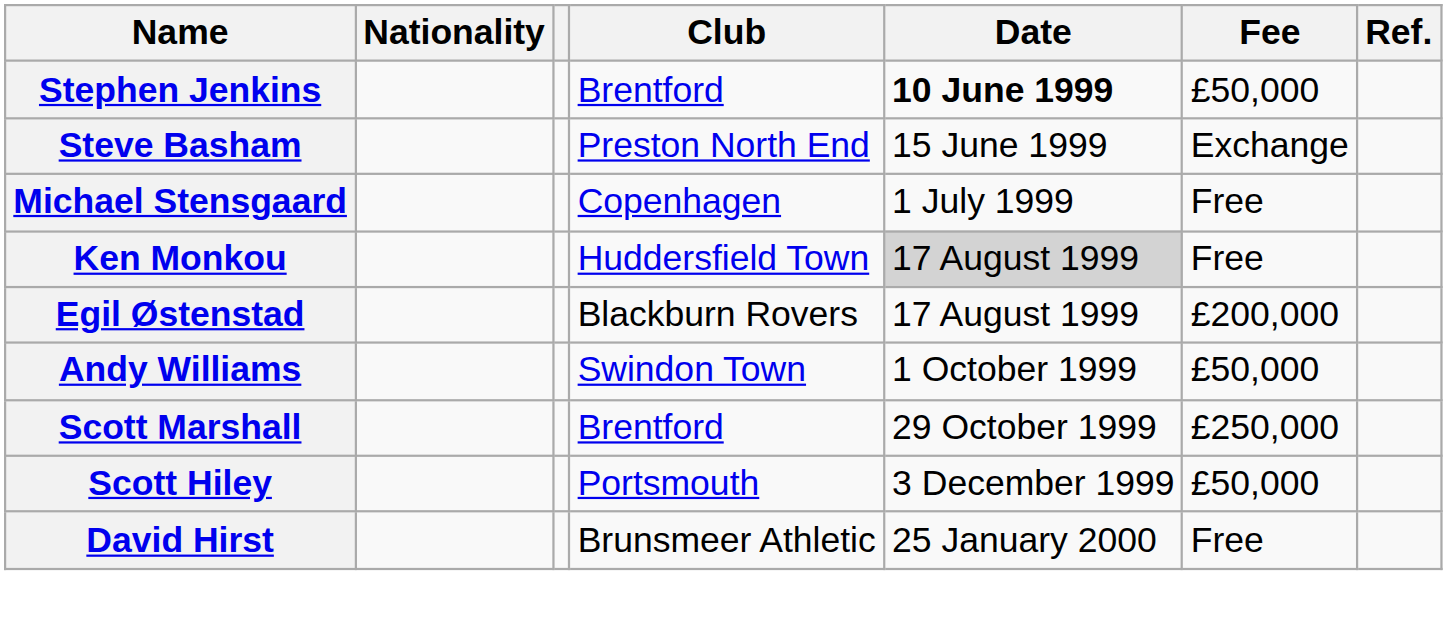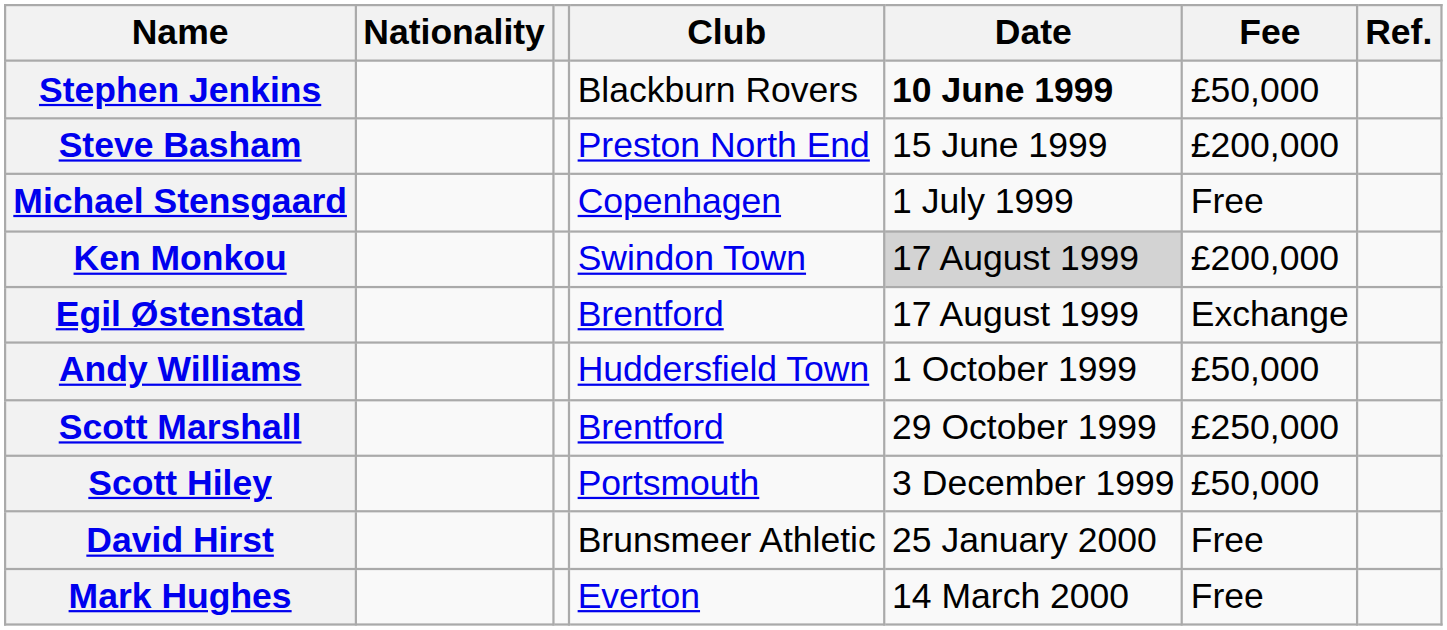(651, 88) Brentford -> (718, 88) Blackburn Rovers
(1270, 145) Exchange -> (1265, 145) £200,000
(723, 257) Huddersfield Town -> (692, 257) Swindon Town
(1227, 257) Free -> (1265, 257) £200,000
(718, 314) Blackburn Rovers -> (651, 314) Brentford
(1265, 314) £200,000 -> (1270, 314) Exchange
(692, 370) Swindon Town -> (723, 370) Huddersfield Town
+ row: (180, 595)
